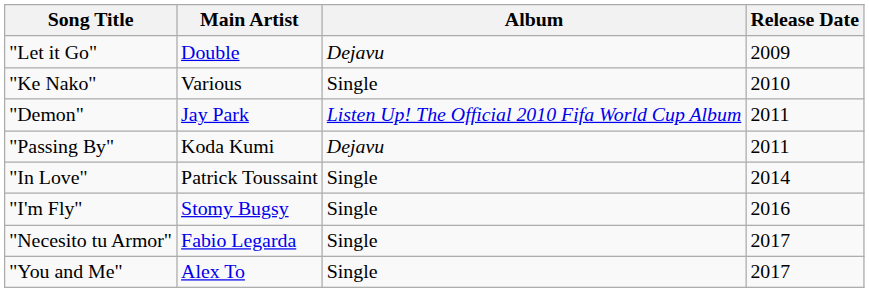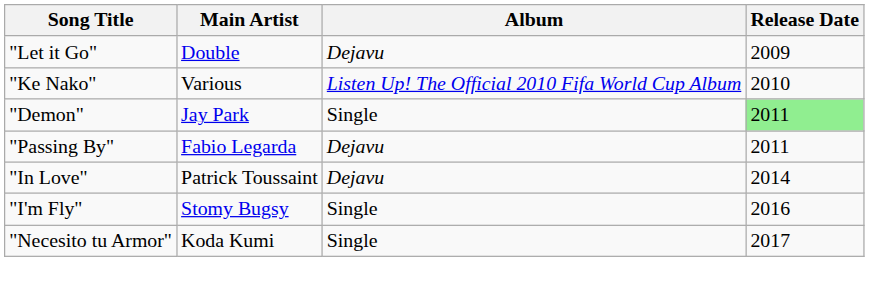(352, 83) Single -> (534, 83) Listen Up! The Official 2010 Fifa World Cup Album
(534, 114) Listen Up! The Official 2010 Fifa World Cup Album -> (352, 114) Single
(770, 114) no background -> (770, 114) lightgreen background
(228, 146) Koda Kumi -> (239, 146) Fabio Legarda
(352, 177) Single -> (355, 177) Dejavu
(239, 240) Fabio Legarda -> (228, 240) Koda Kumi
- row: (66, 271)
